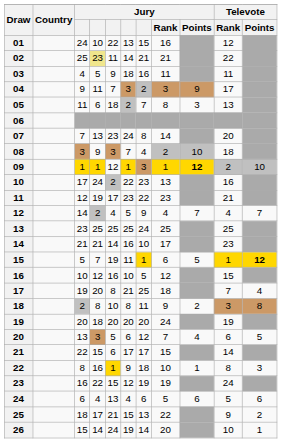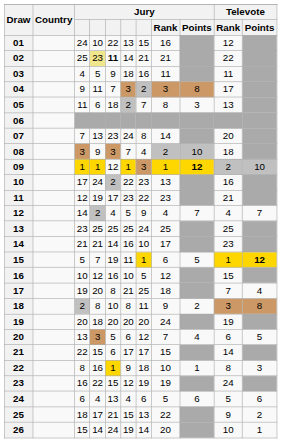(113, 58) normal -> (113, 58) bold
(197, 89) 9 -> (197, 89) 8
